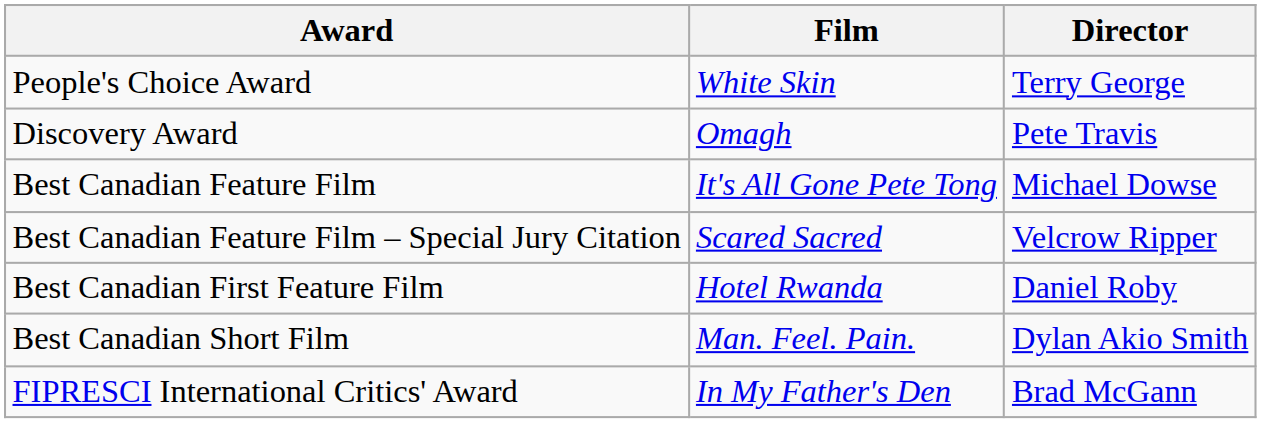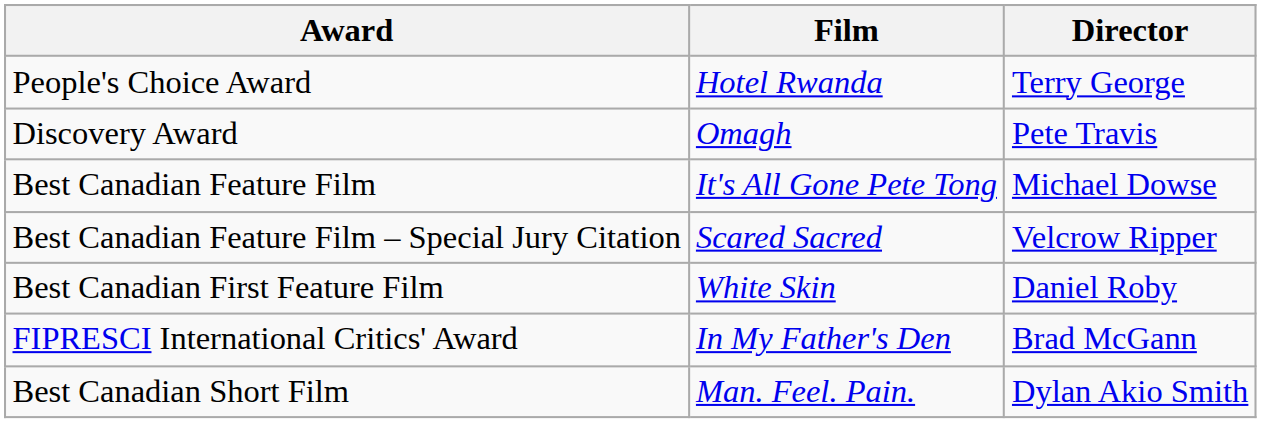(766, 81) White Skin -> (789, 81) Hotel Rwanda
(789, 287) Hotel Rwanda -> (766, 287) White Skin
rows swapped: (181, 339) <-> (265, 390)
